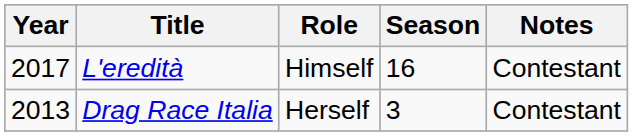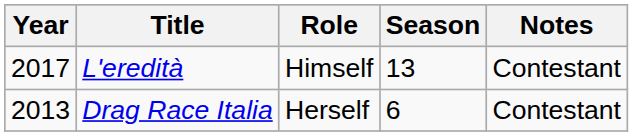(401, 67) 16 -> (401, 67) 13
(393, 109) 3 -> (393, 109) 6
